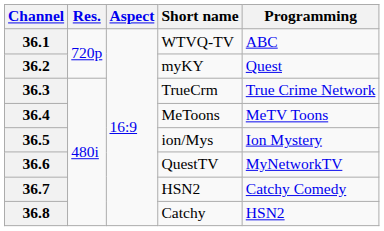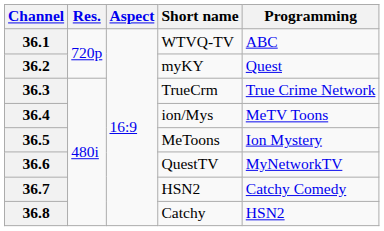(191, 115) MeToons -> (187, 115) ion/Mys
(187, 139) ion/Mys -> (191, 139) MeToons
